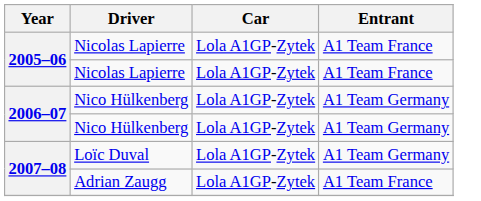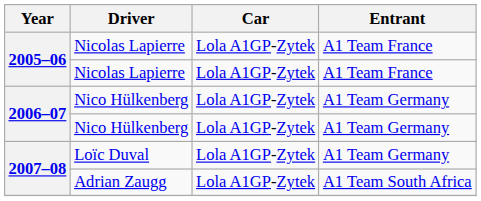(378, 182) A1 Team France -> (397, 182) A1 Team South Africa
